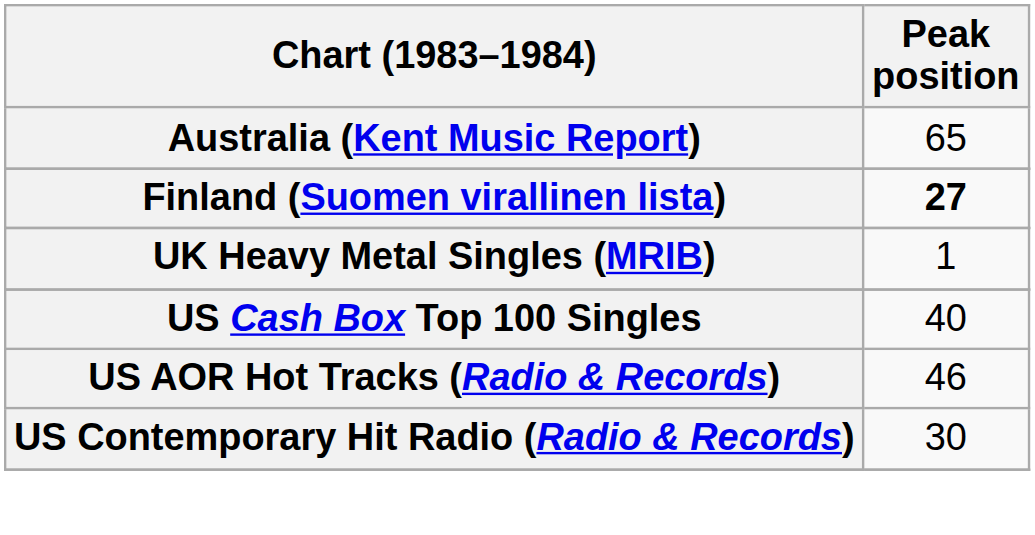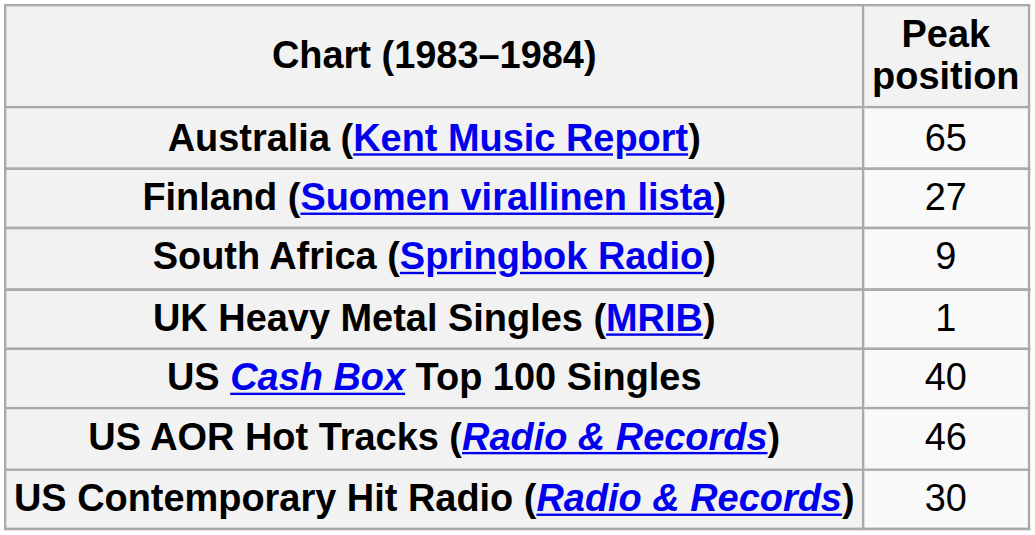(946, 197) bold -> (946, 197) normal
+ row: (434, 257)
